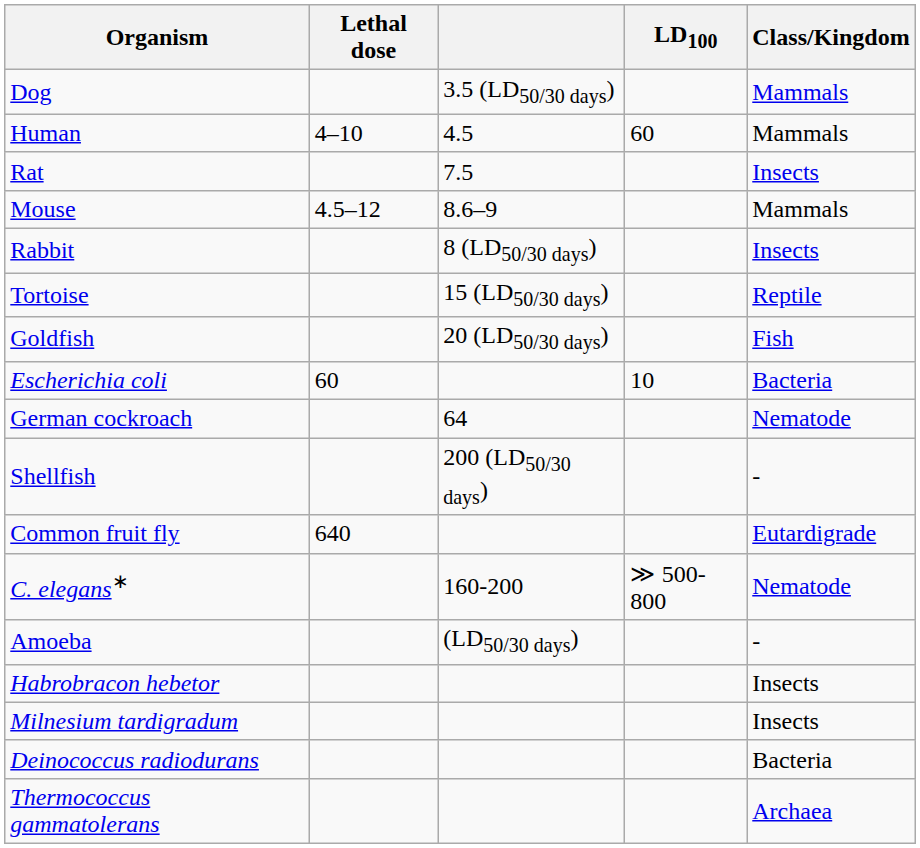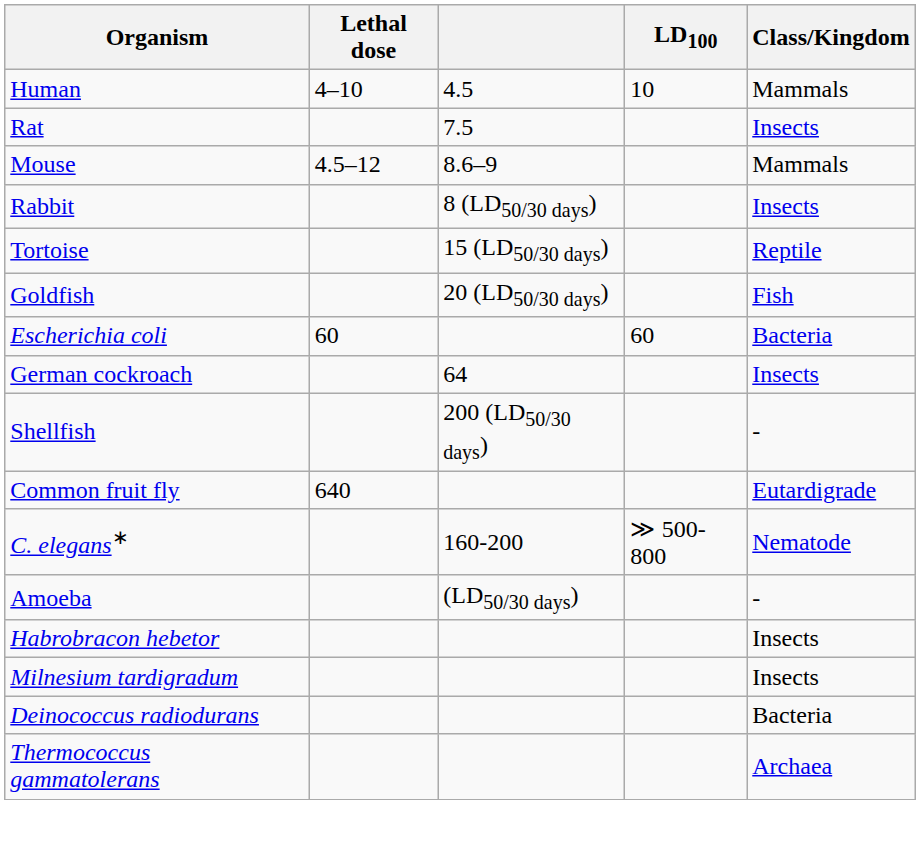- row: (31, 91)
(642, 132) 60 -> (642, 88) 10
(642, 380) 10 -> (642, 335) 60
(802, 418) Nematode -> (786, 373) Insects
